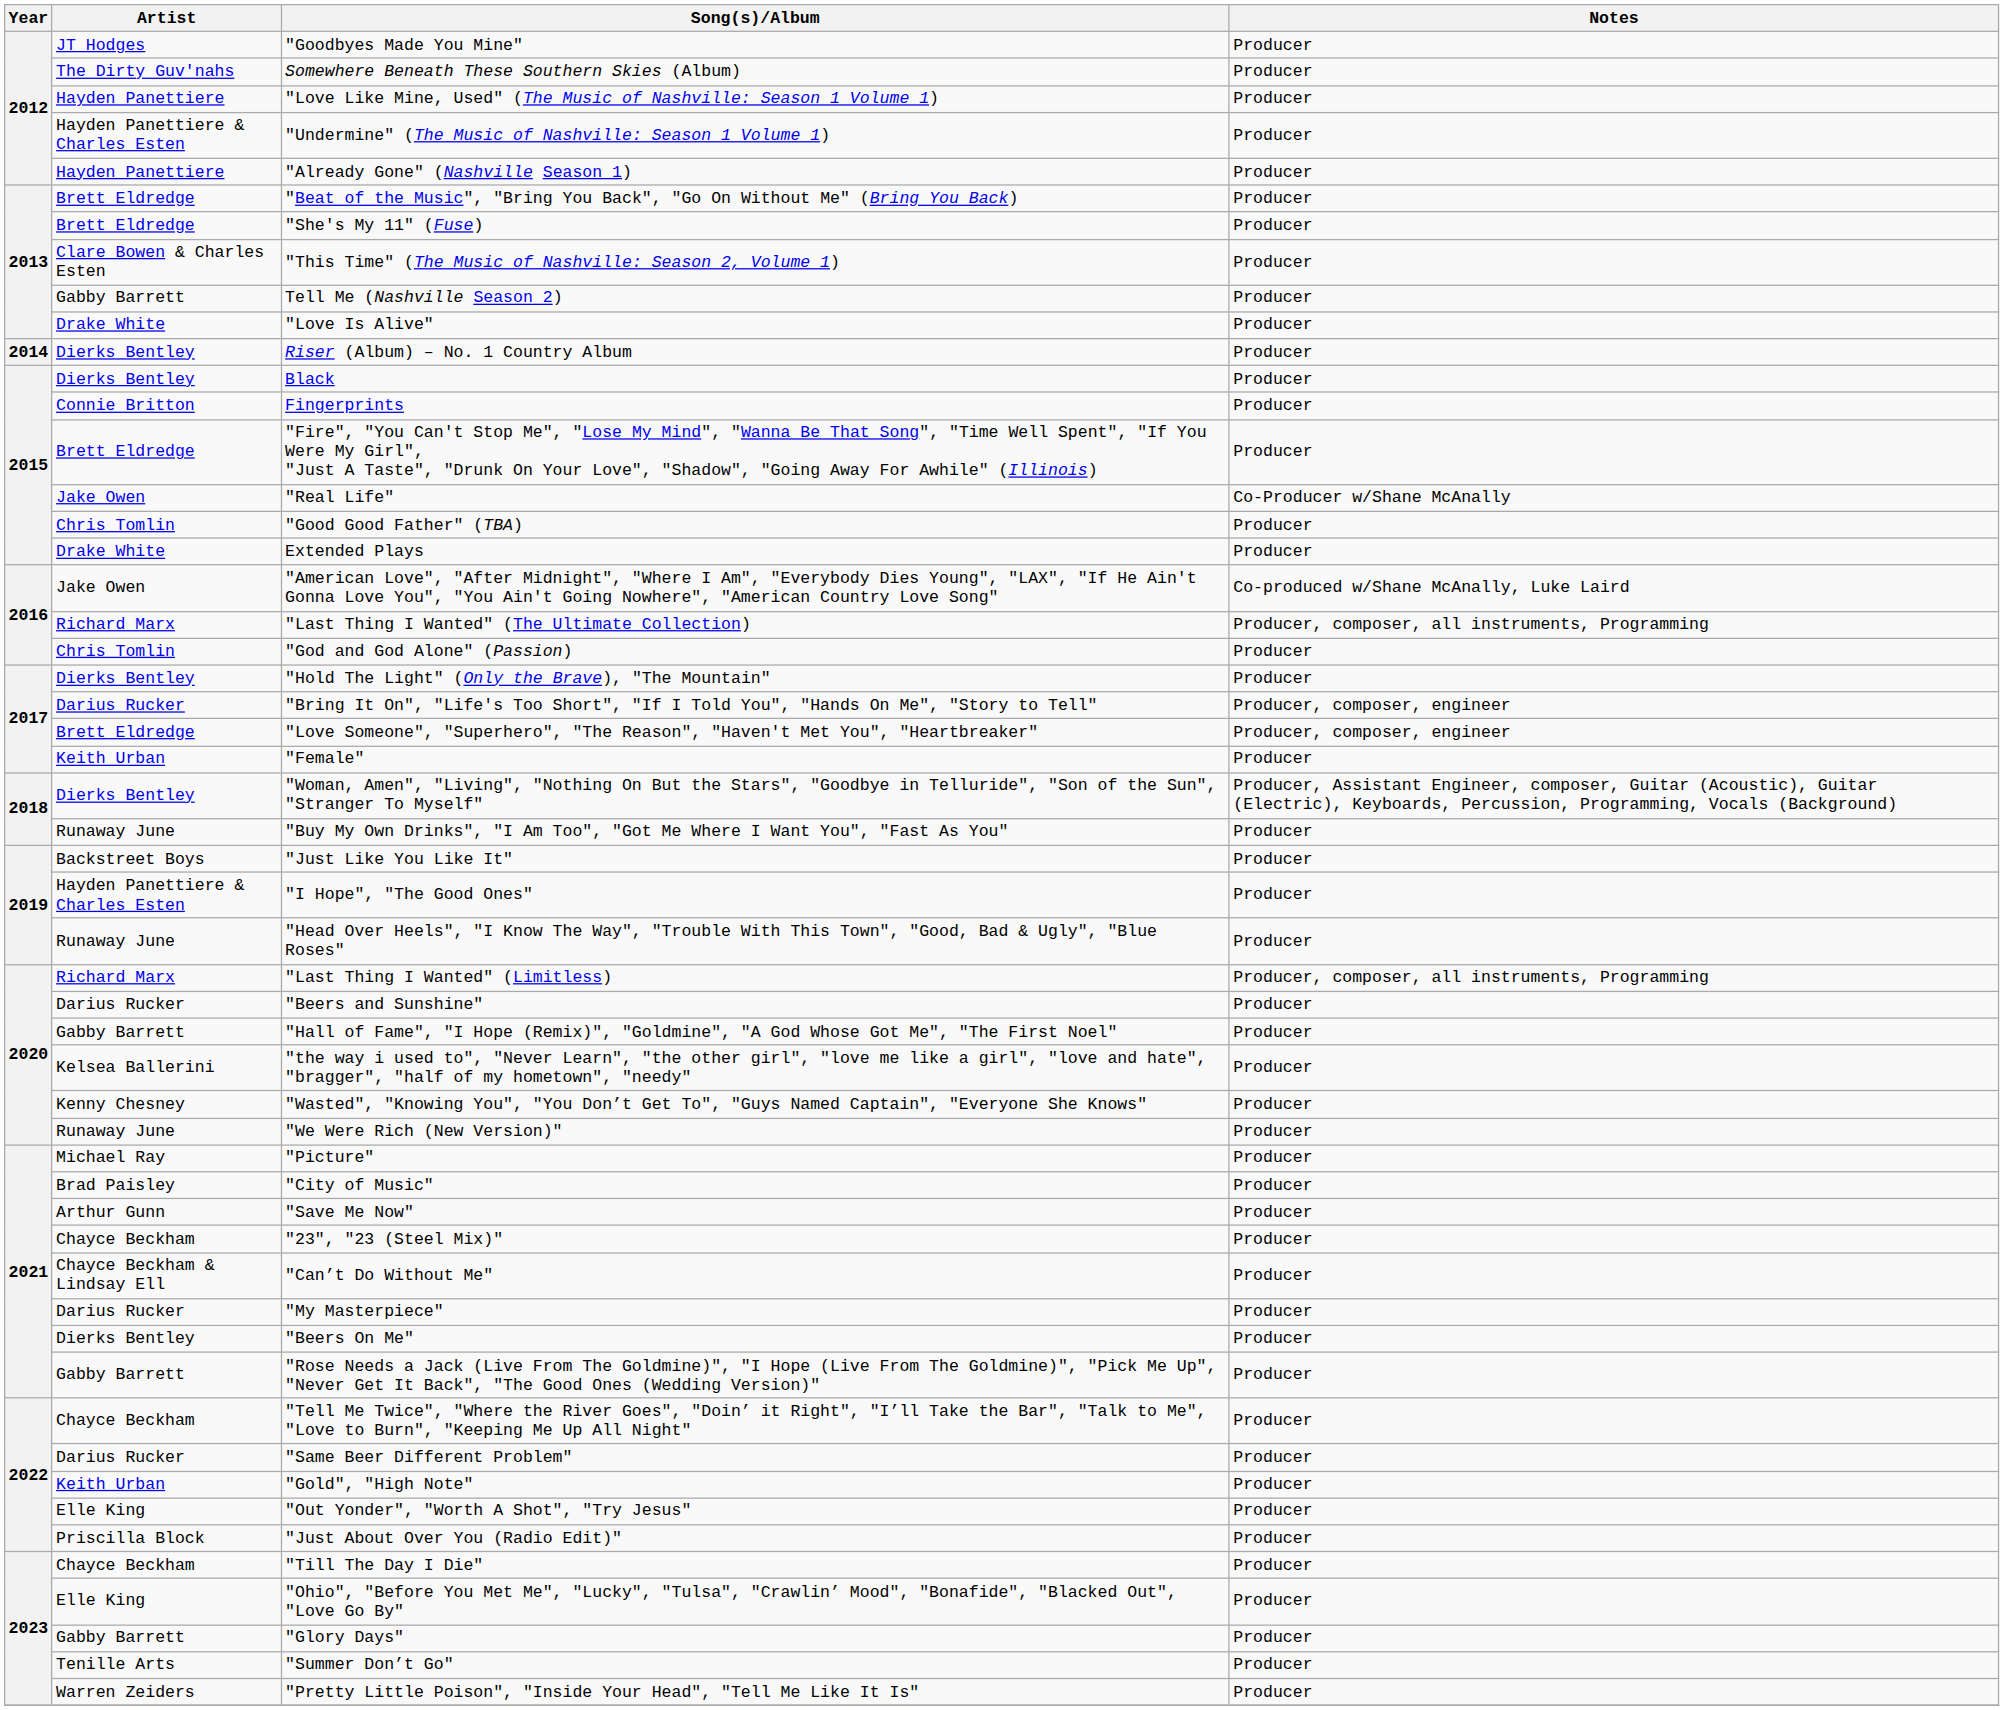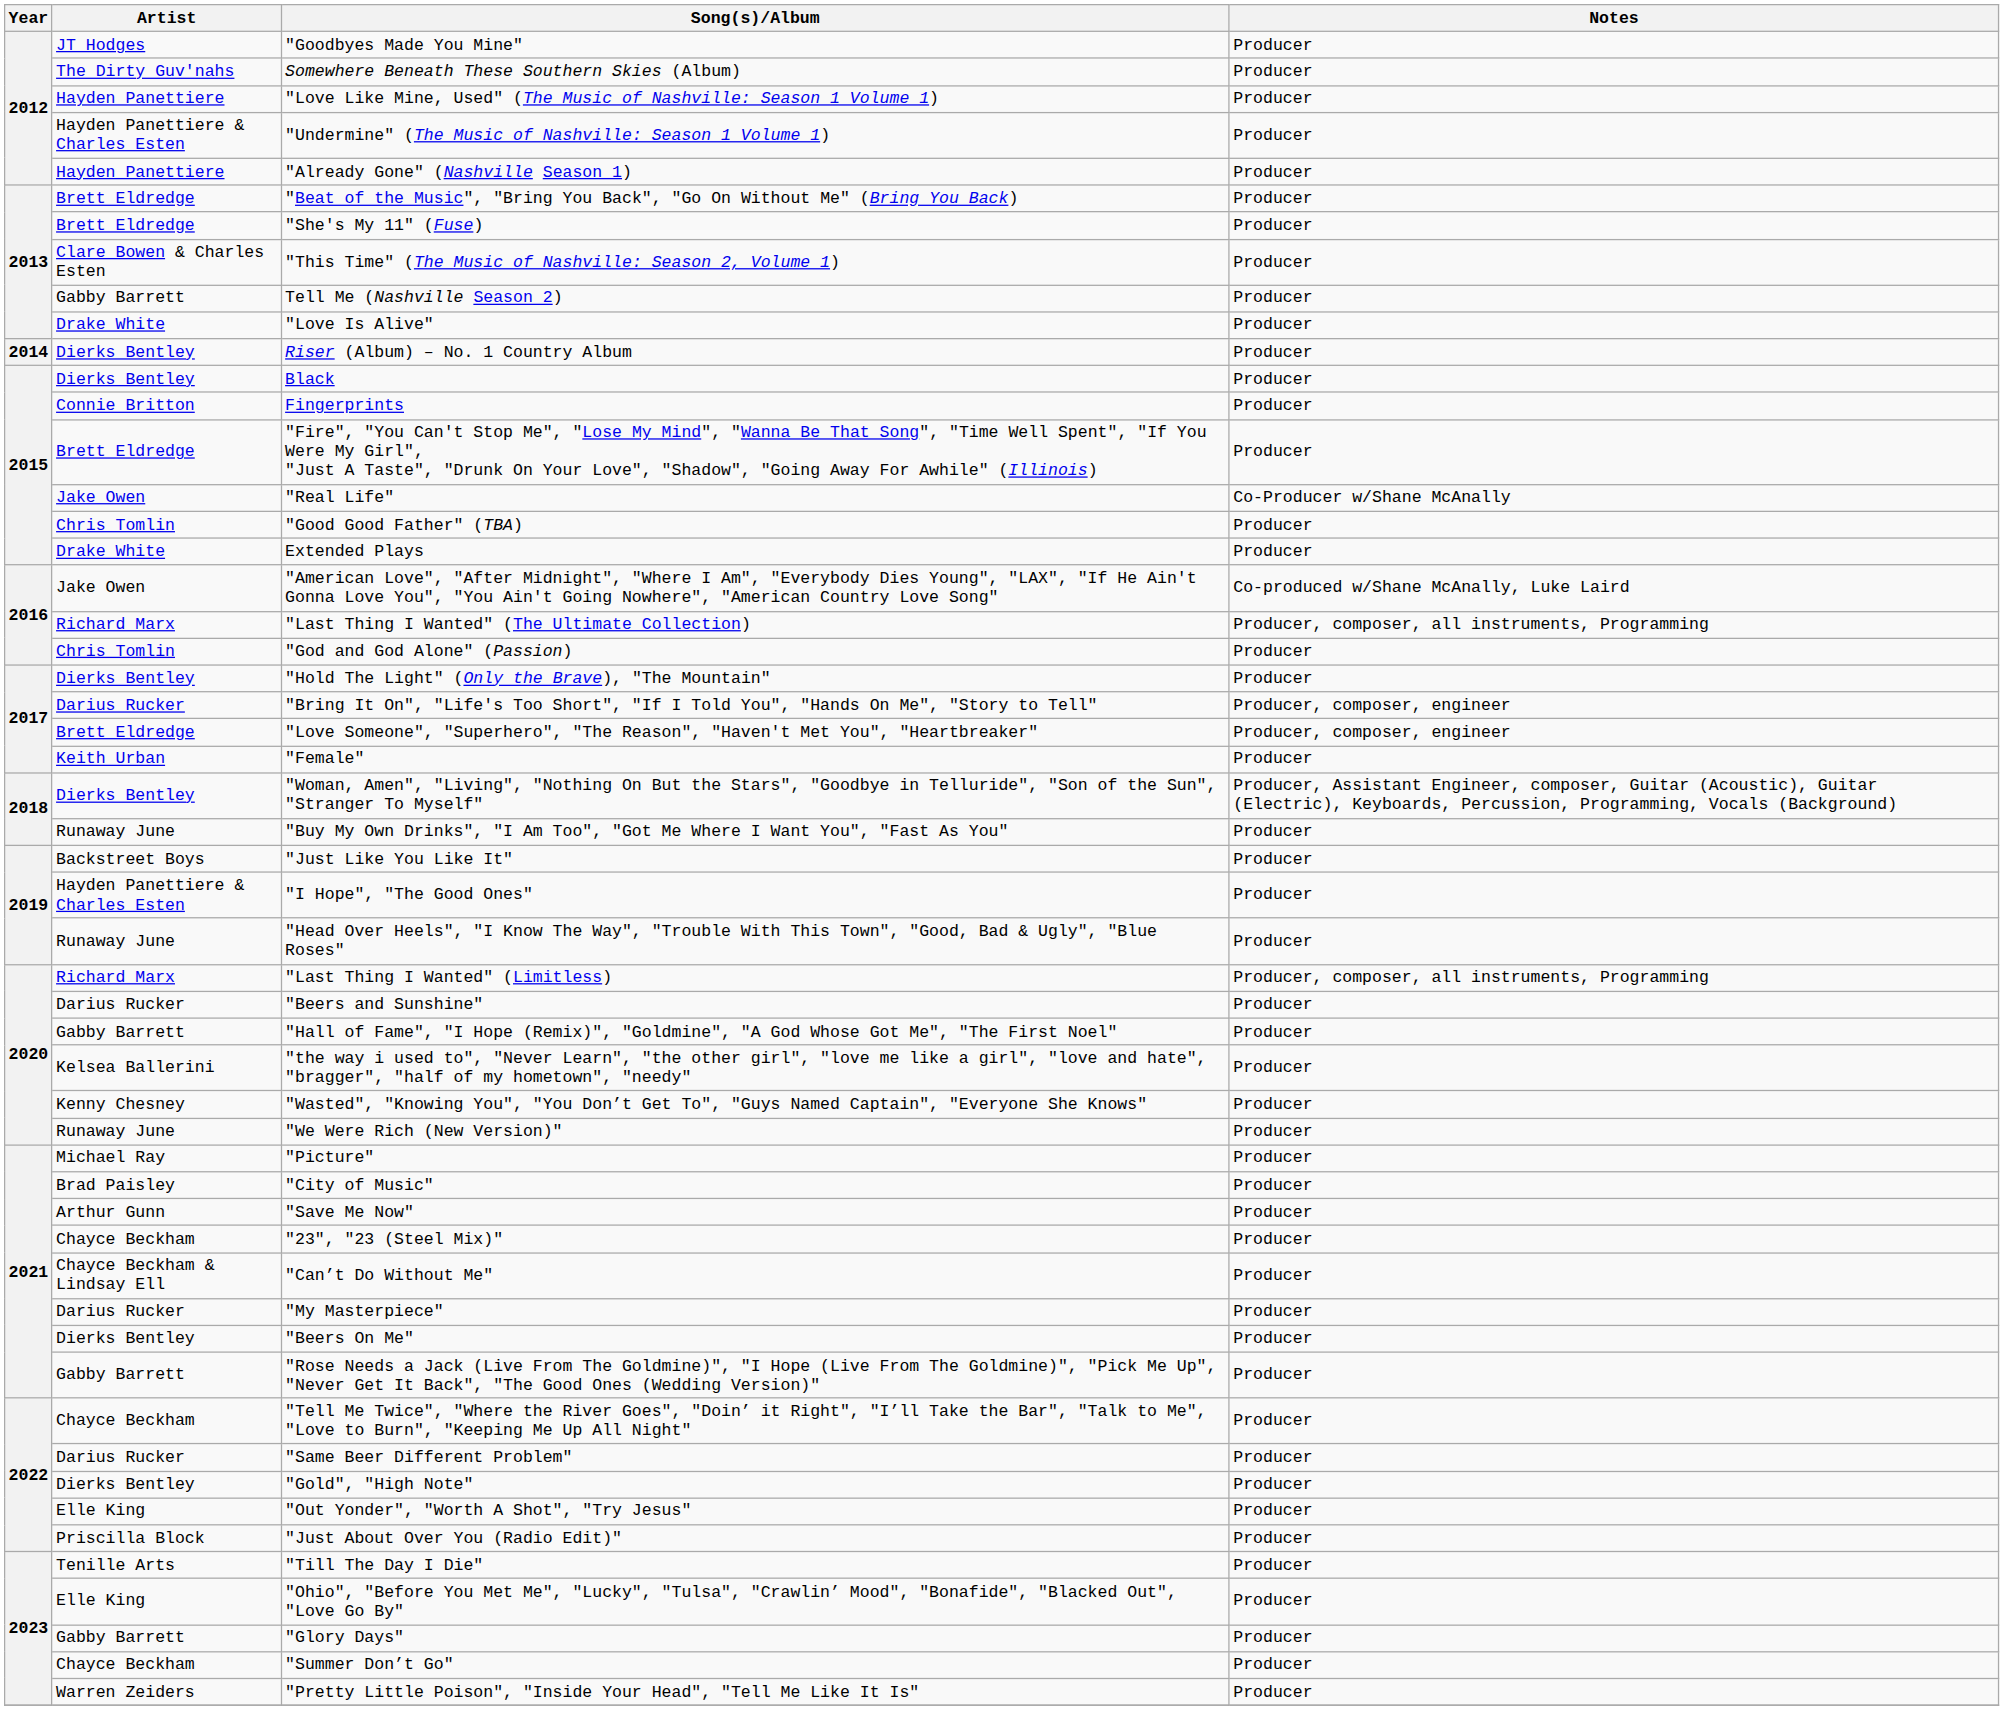(111, 1484) Keith Urban -> (125, 1484) Dierks Bentley
(125, 1565) Chayce Beckham -> (116, 1565) Tenille Arts
(116, 1665) Tenille Arts -> (125, 1665) Chayce Beckham
